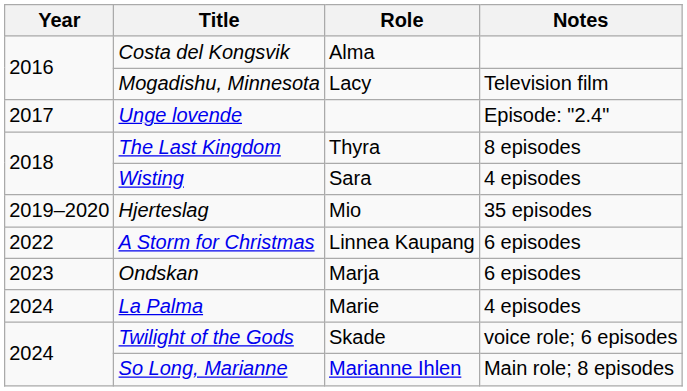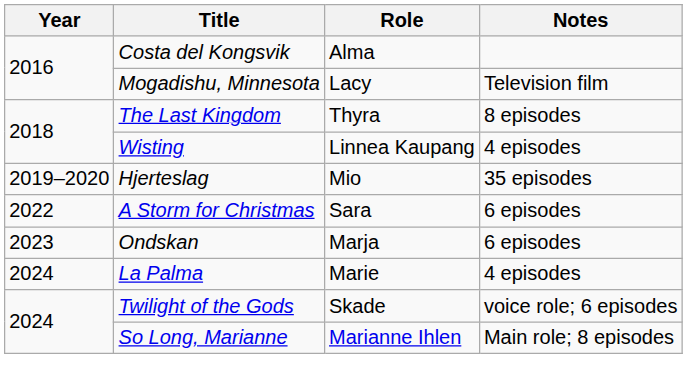- row: (180, 115)
(350, 178) Sara -> (402, 147) Linnea Kaupang
(402, 242) Linnea Kaupang -> (350, 210) Sara
